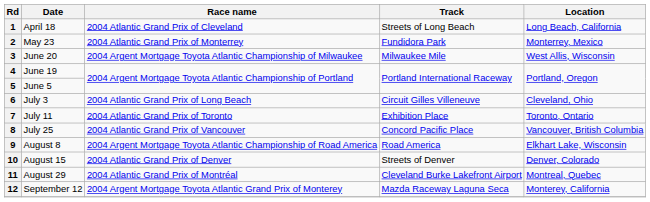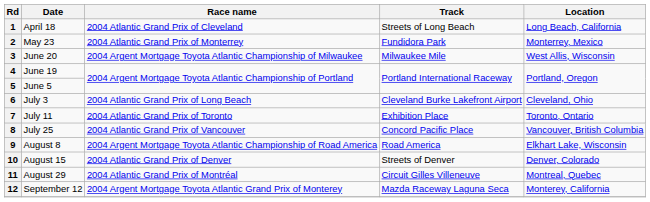(431, 100) Circuit Gilles Villeneuve -> (452, 100) Cleveland Burke Lakefront Airport
(452, 174) Cleveland Burke Lakefront Airport -> (431, 174) Circuit Gilles Villeneuve
